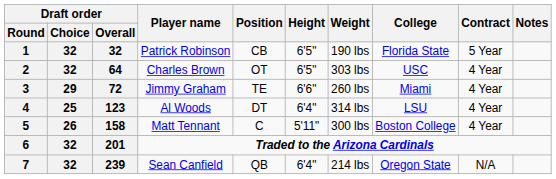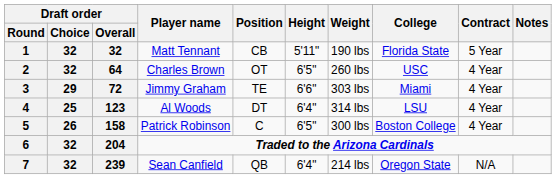(186, 51) Patrick Robinson -> (186, 51) Matt Tennant
(307, 51) 6'5" -> (307, 51) 5'11"
(350, 70) 303 lbs -> (350, 70) 260 lbs
(350, 89) 260 lbs -> (350, 89) 303 lbs
(186, 127) Matt Tennant -> (186, 127) Patrick Robinson
(307, 127) 5'11" -> (307, 127) 6'5"
(115, 145) 201 -> (115, 145) 204
